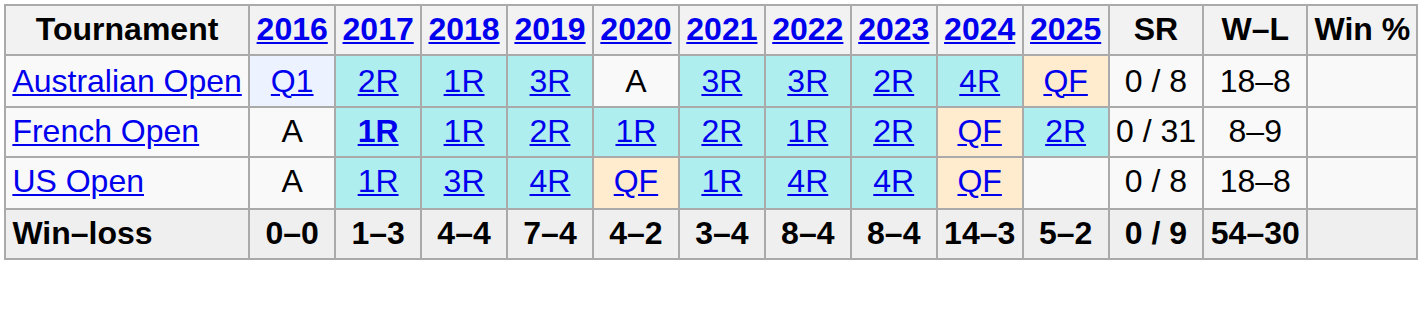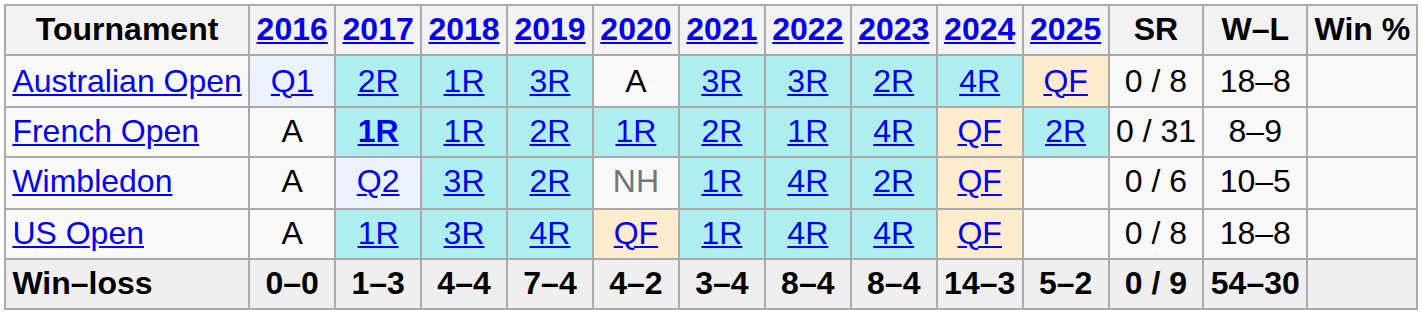(894, 131) 2R -> (894, 131) 4R
+ row: (92, 182)
